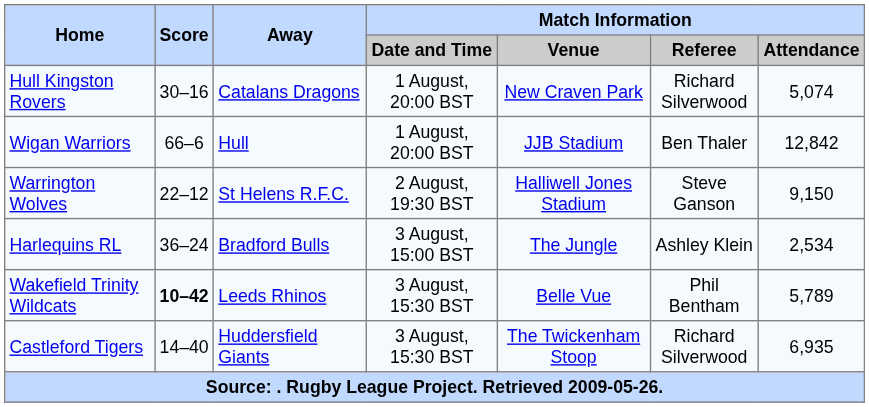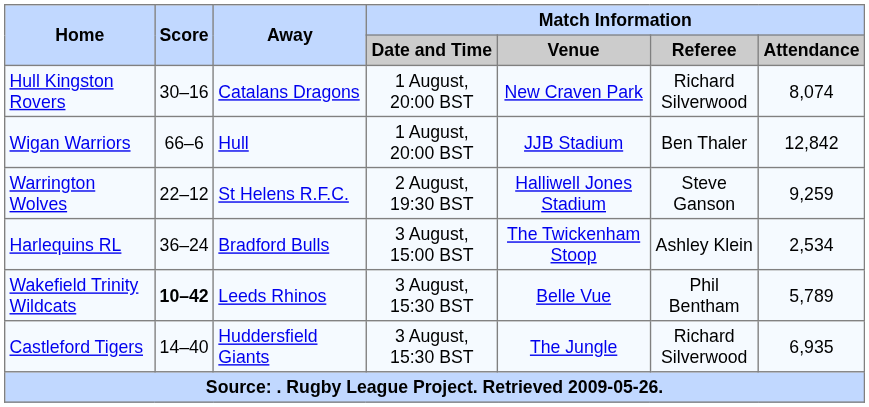(811, 91) 5,074 -> (811, 91) 8,074
(811, 193) 9,150 -> (811, 193) 9,259
(574, 244) The Jungle -> (574, 244) The Twickenham Stoop
(574, 346) The Twickenham Stoop -> (574, 346) The Jungle
